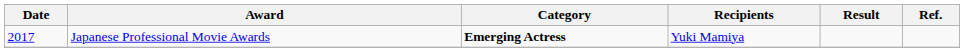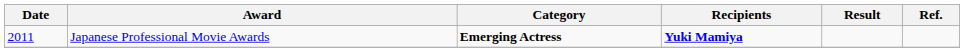(21, 36) 2017 -> (21, 36) 2011
(707, 36) normal -> (704, 36) bold
